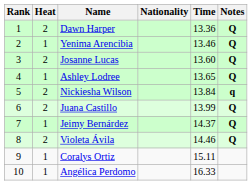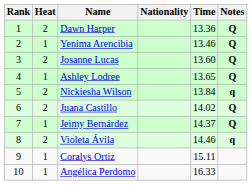(204, 108) 13.99 -> (204, 108) 14.02
(232, 140) Q -> (232, 140) q
